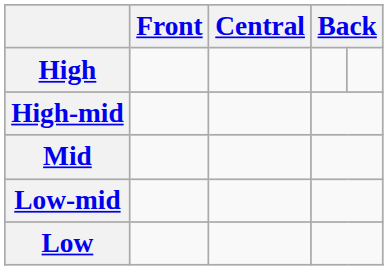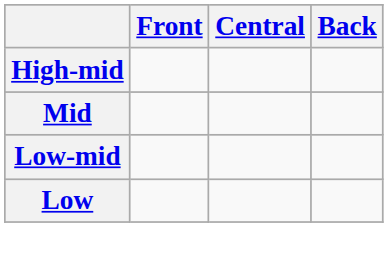- row: (67, 69)
